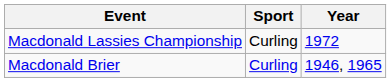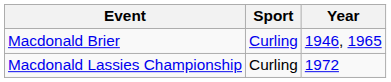rows swapped: (64, 65) <-> (125, 41)
